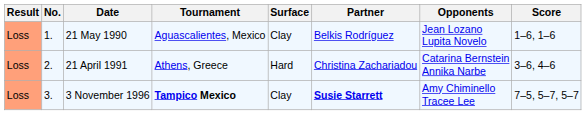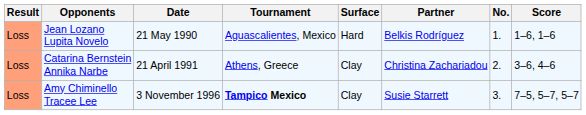columns swapped: (52, 12) <-> (466, 12)
(281, 35) Clay -> (352, 35) Hard
(282, 65) Hard -> (351, 65) Clay
(348, 94) bold -> (416, 94) normal
